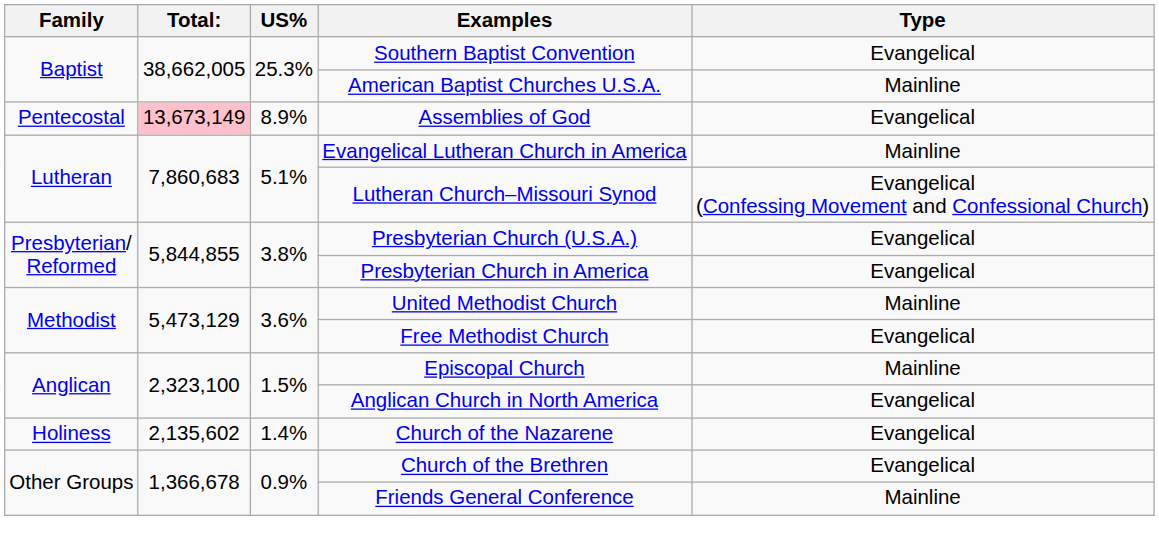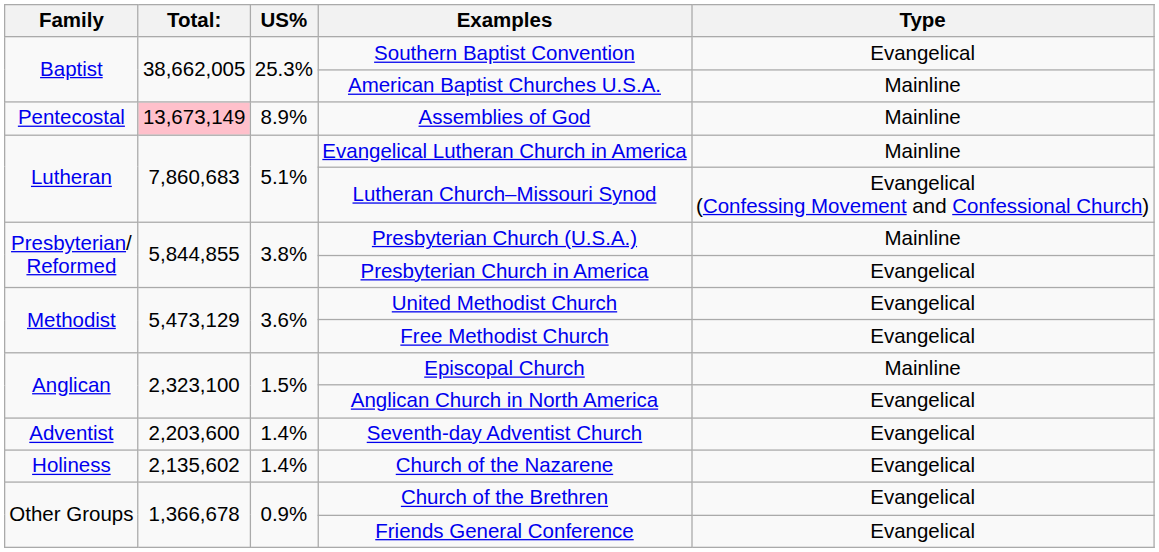(923, 118) Evangelical -> (923, 118) Mainline
(923, 238) Evangelical -> (923, 238) Mainline
(923, 303) Mainline -> (923, 303) Evangelical
+ row: (504, 433)
(923, 498) Mainline -> (923, 530) Evangelical
